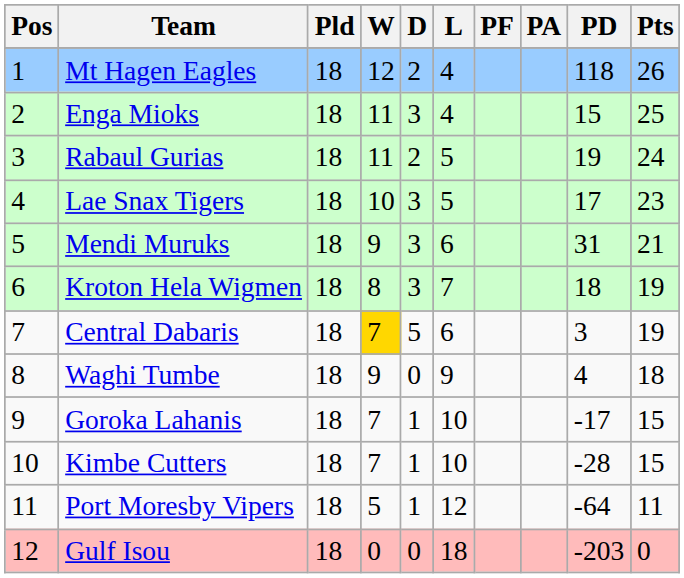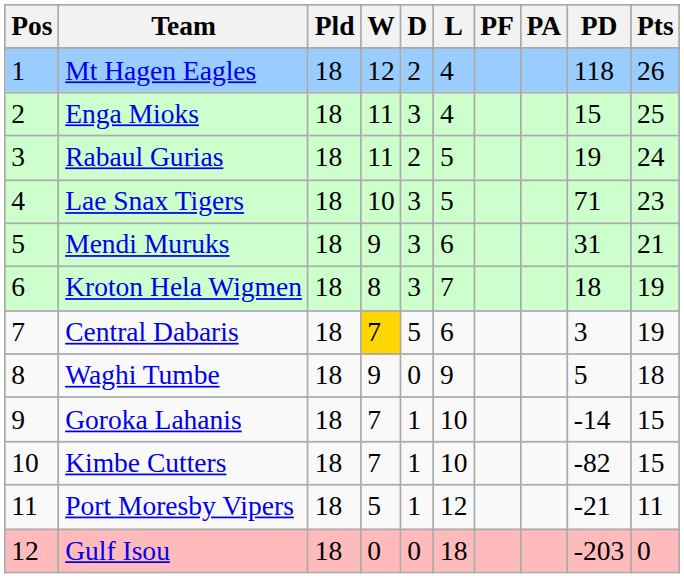(588, 200) 17 -> (588, 200) 71
(581, 375) 4 -> (581, 375) 5
(592, 419) -17 -> (592, 419) -14
(592, 462) -28 -> (592, 462) -82
(592, 506) -64 -> (592, 506) -21
